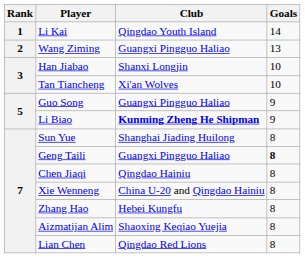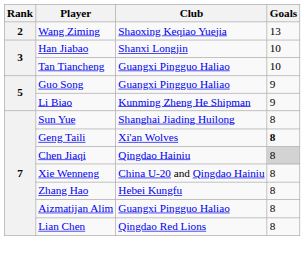- row: (53, 31)
(174, 48) Guangxi Pingguo Haliao -> (173, 31) Shaoxing Keqiao Yuejia
(148, 84) Xi'an Wolves -> (174, 66) Guangxi Pingguo Haliao
(189, 119) bold -> (184, 102) normal
(174, 155) Guangxi Pingguo Haliao -> (148, 137) Xi'an Wolves
(273, 173) no background -> (273, 155) lightgrey background
(173, 226) Shaoxing Keqiao Yuejia -> (174, 208) Guangxi Pingguo Haliao
